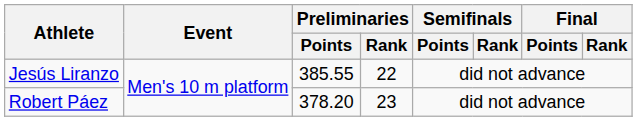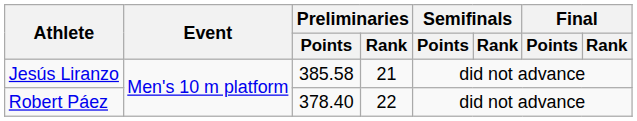(326, 74) 385.55 -> (326, 74) 385.58
(387, 74) 22 -> (387, 74) 21
(326, 102) 378.20 -> (326, 102) 378.40
(387, 102) 23 -> (387, 102) 22
